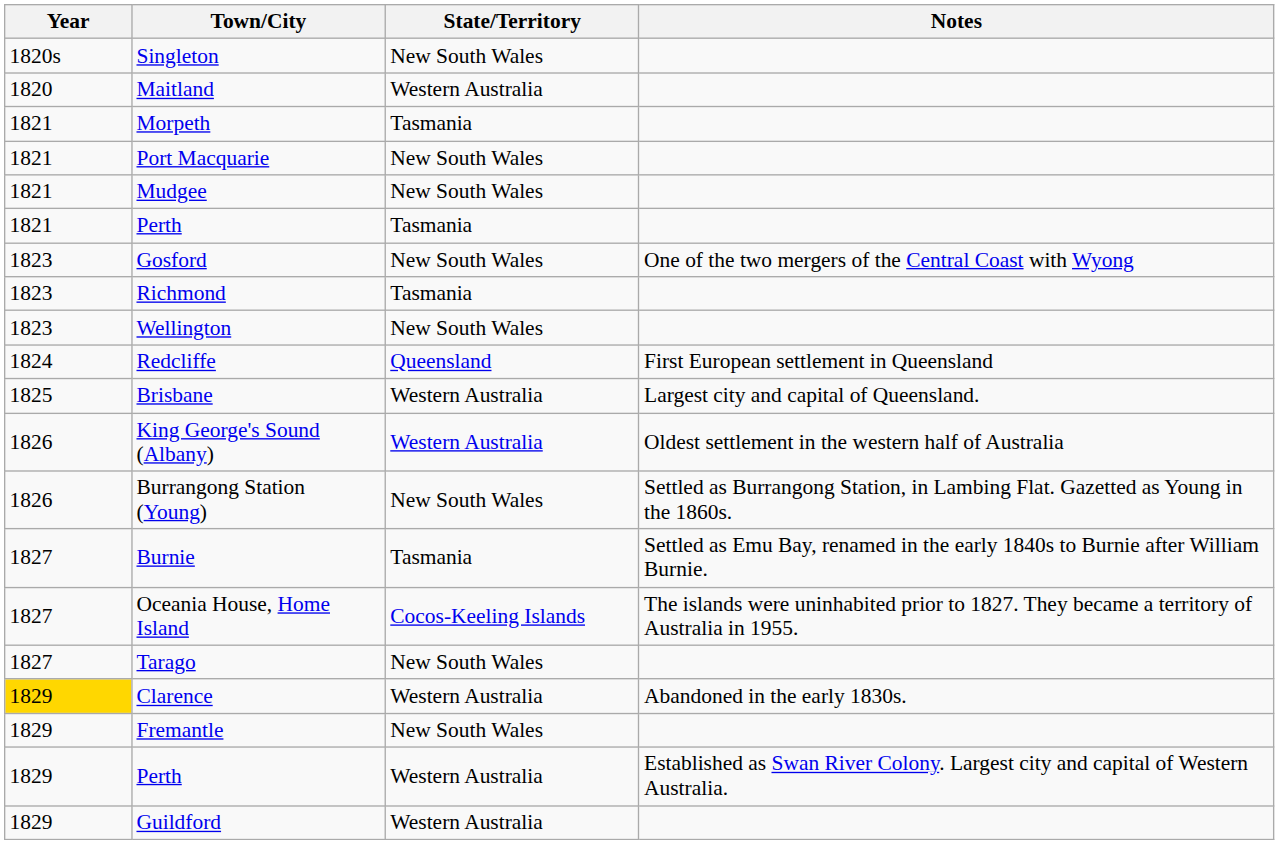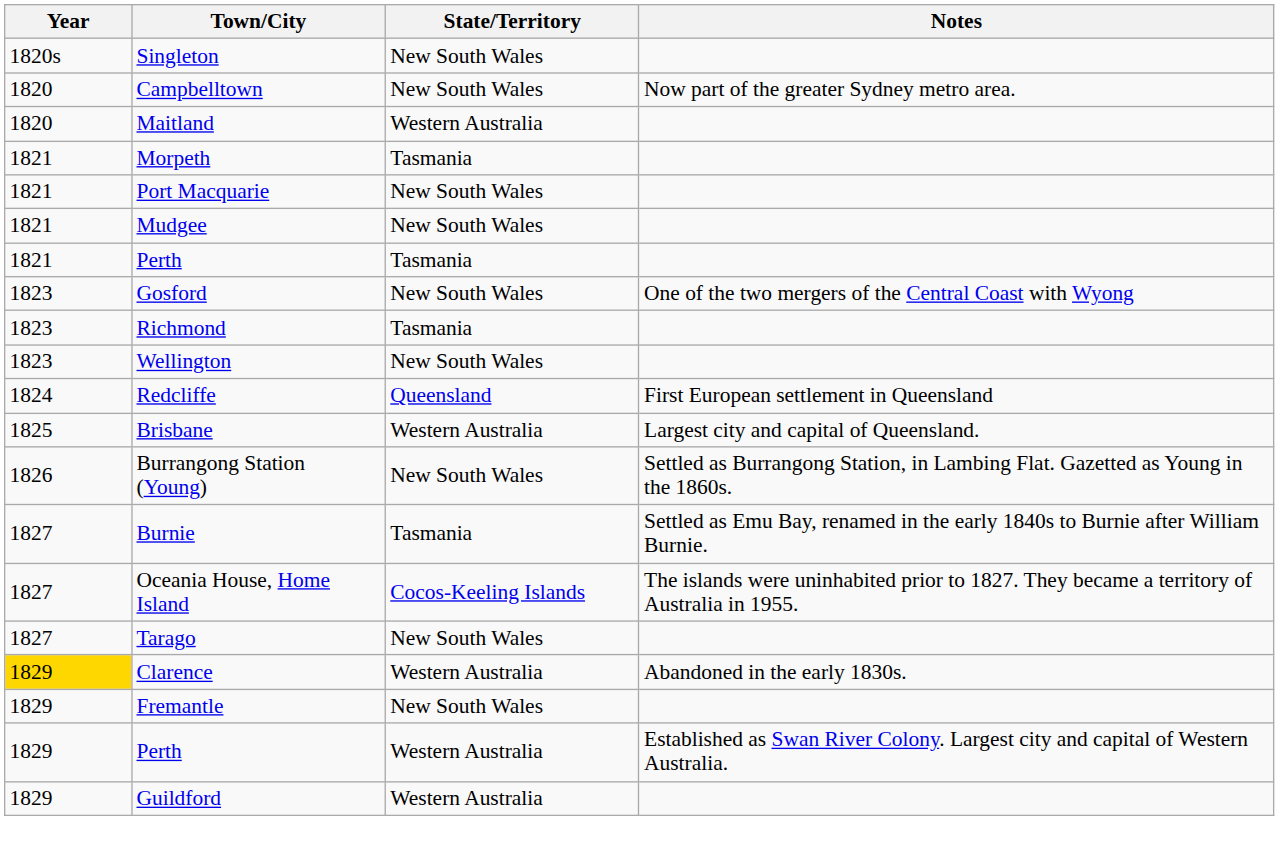+ row: (200, 89)
- row: (228, 441)
